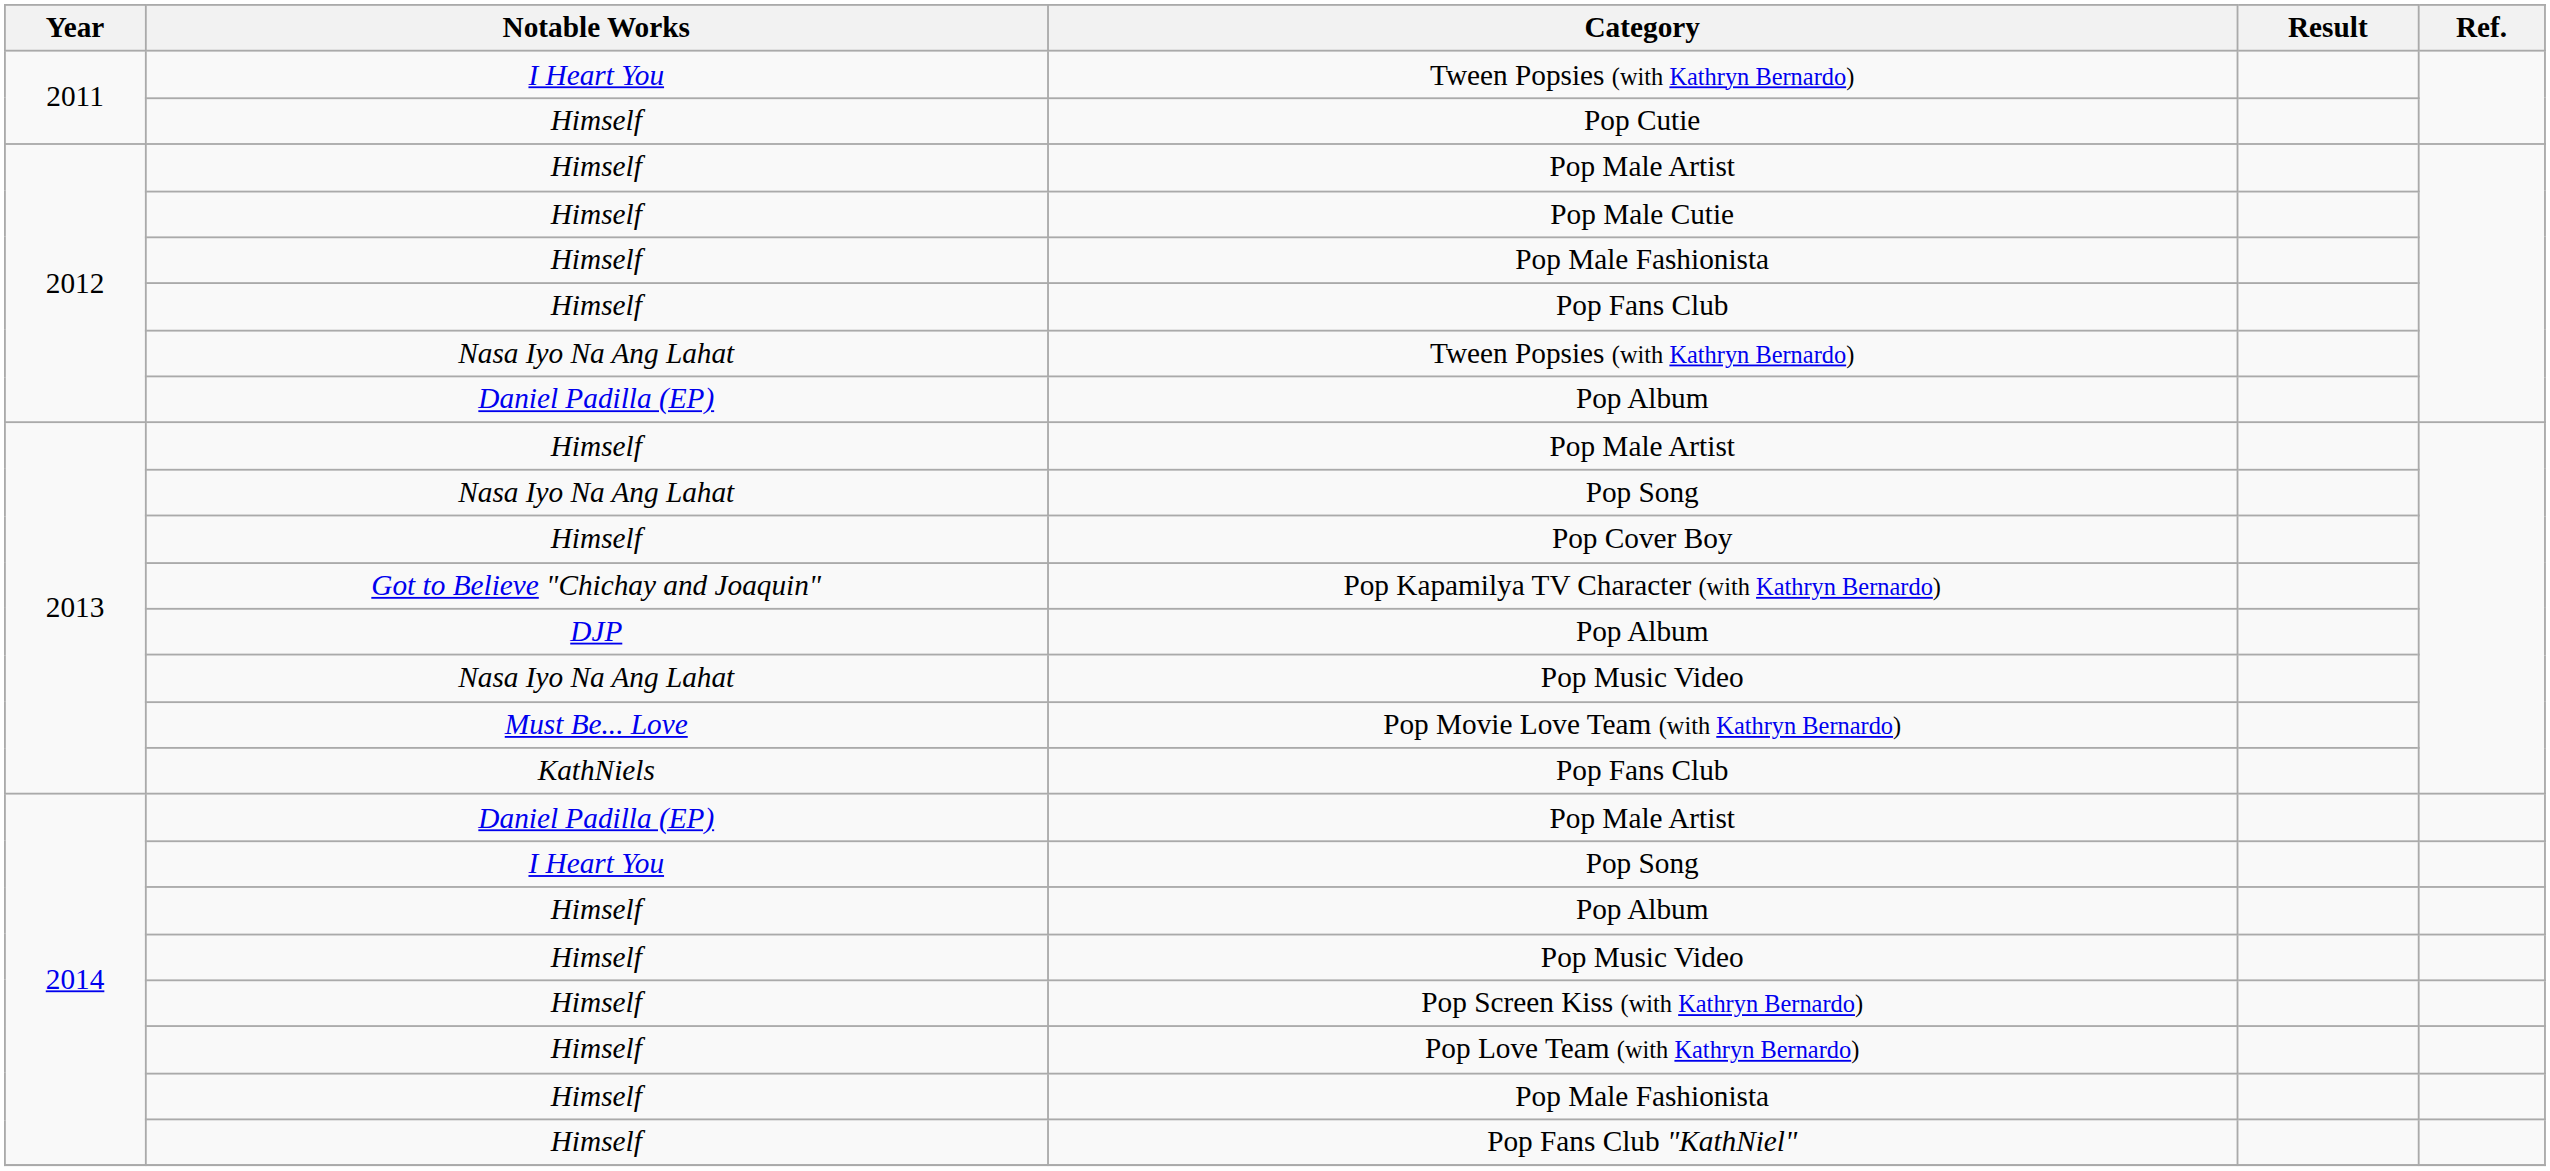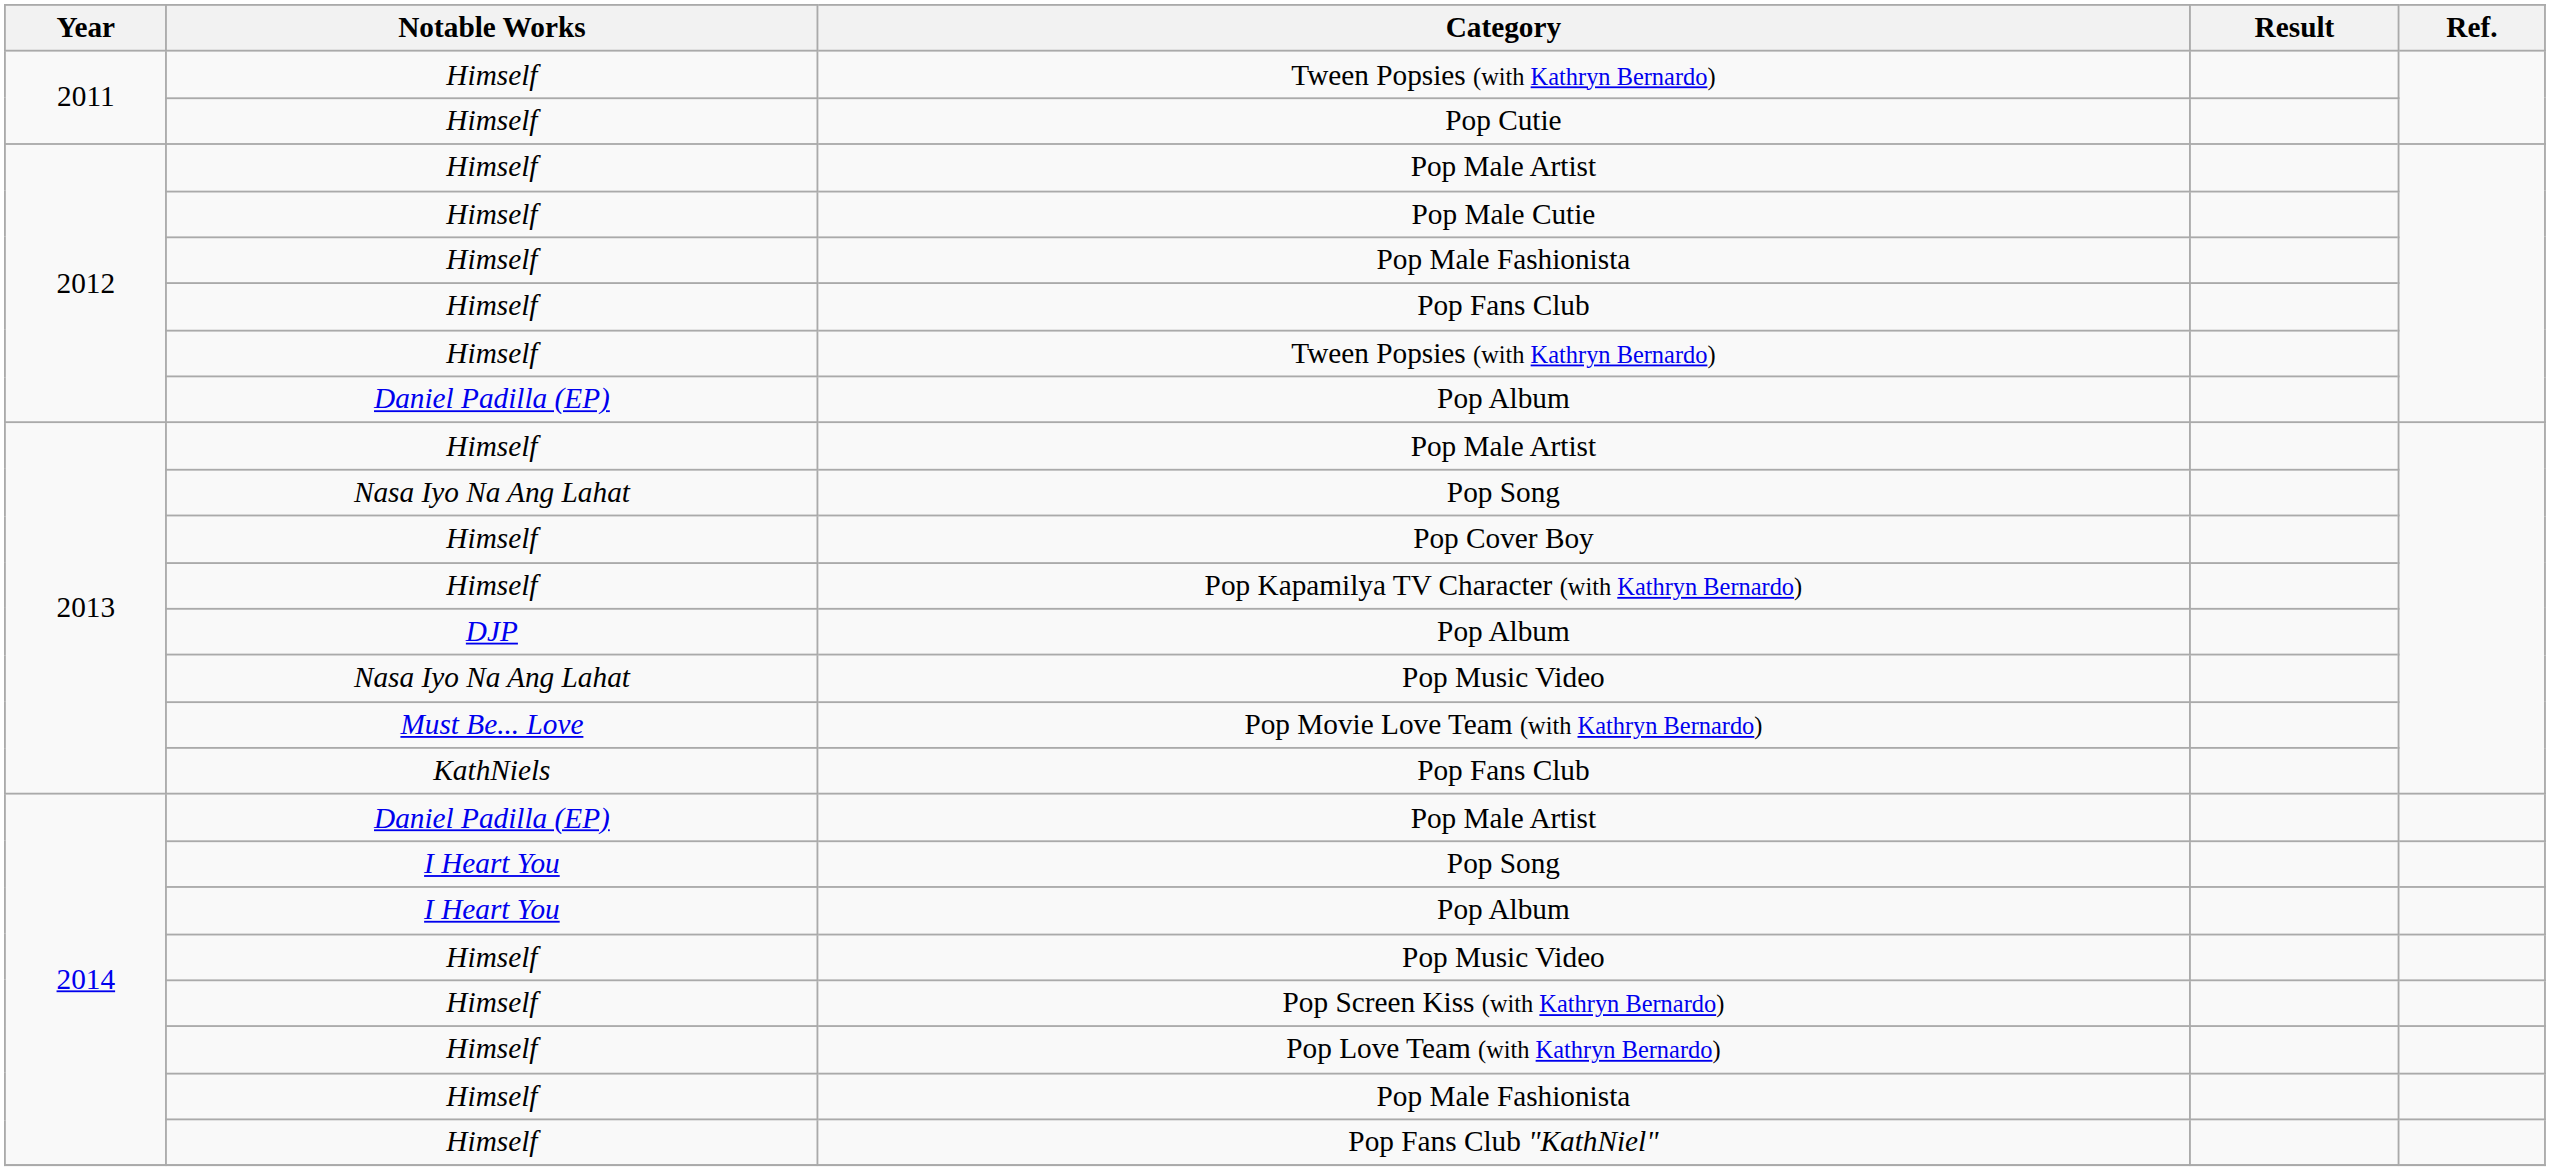(596, 74) I Heart You -> (492, 74) Himself
(596, 352) Nasa Iyo Na Ang Lahat -> (492, 352) Himself
(596, 584) Got to Believe "Chichay and Joaquin" -> (492, 584) Himself
(596, 910) Himself -> (492, 910) I Heart You
